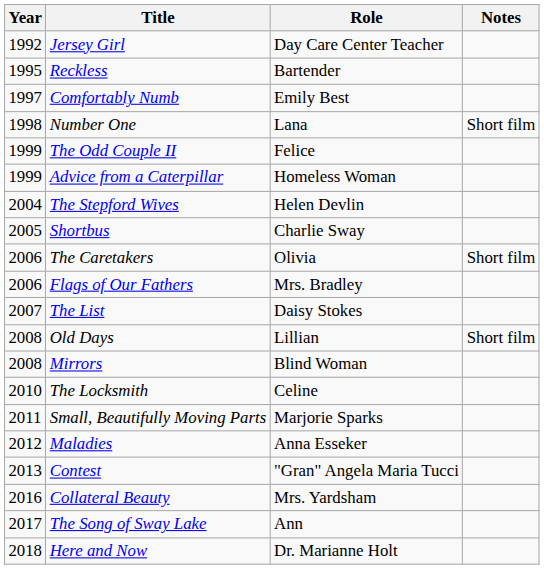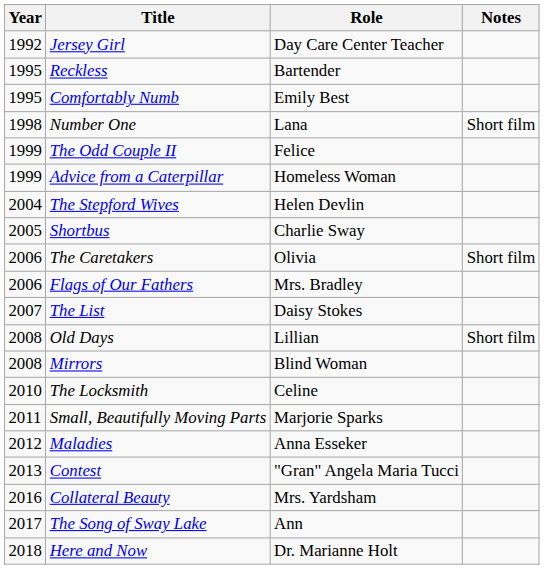(25, 97) 1997 -> (25, 97) 1995
